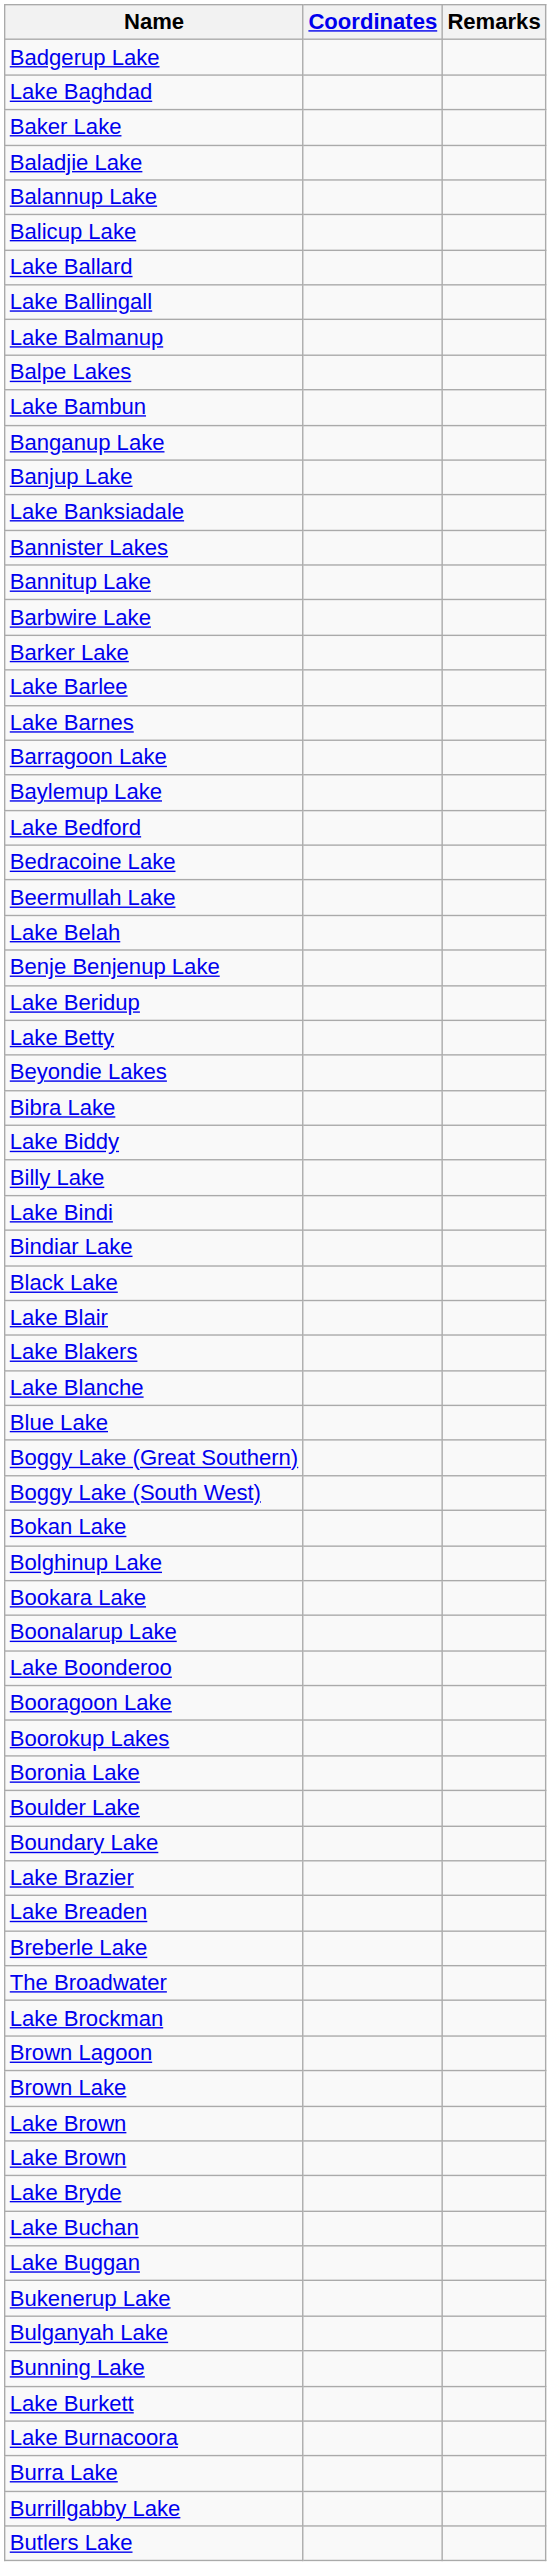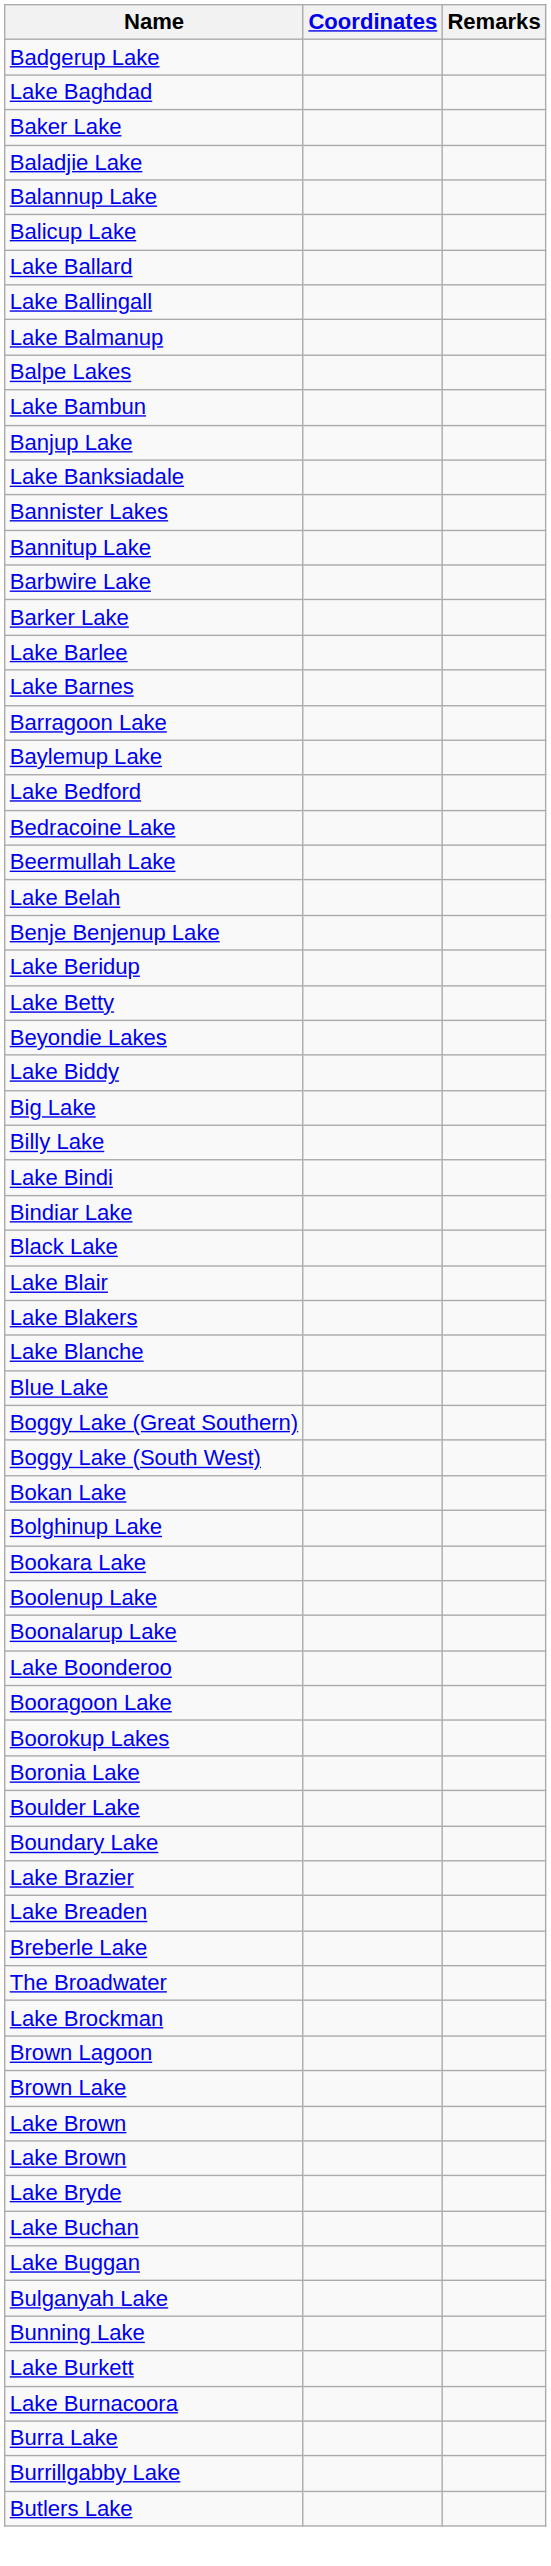- row: (87, 442)
- row: (63, 1107)
+ row: (53, 1107)
+ row: (83, 1597)
- row: (90, 2298)
